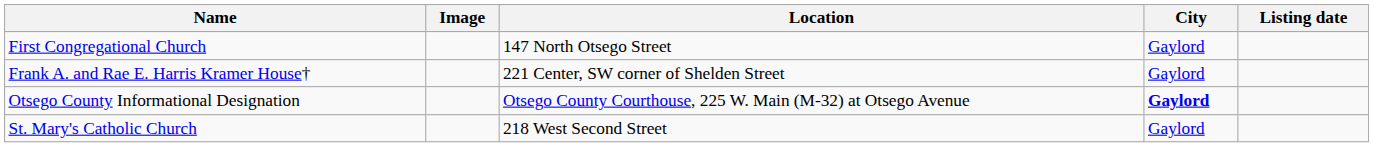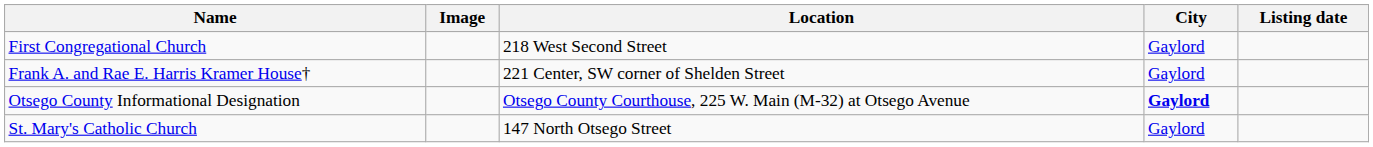(587, 45) 147 North Otsego Street -> (585, 45) 218 West Second Street
(585, 127) 218 West Second Street -> (587, 127) 147 North Otsego Street
